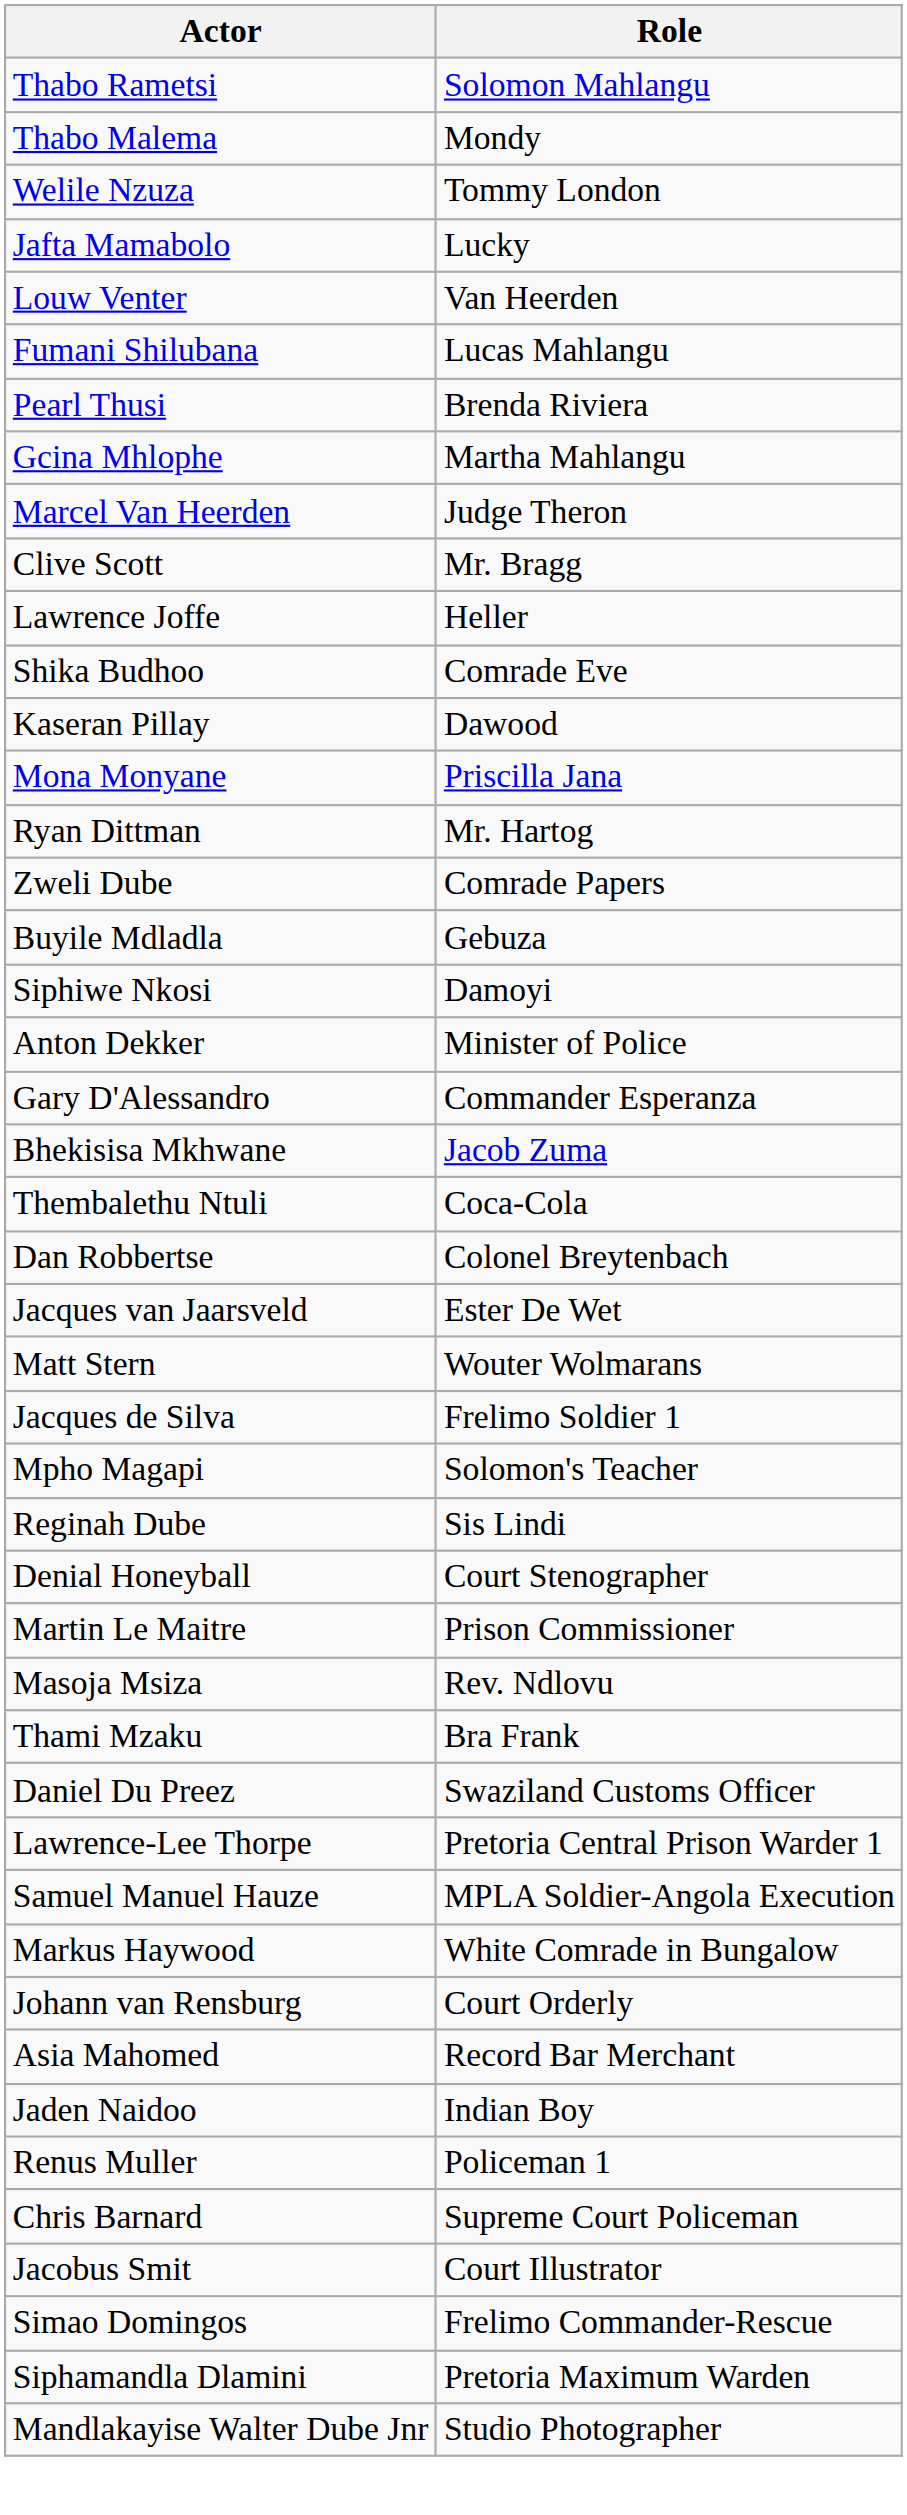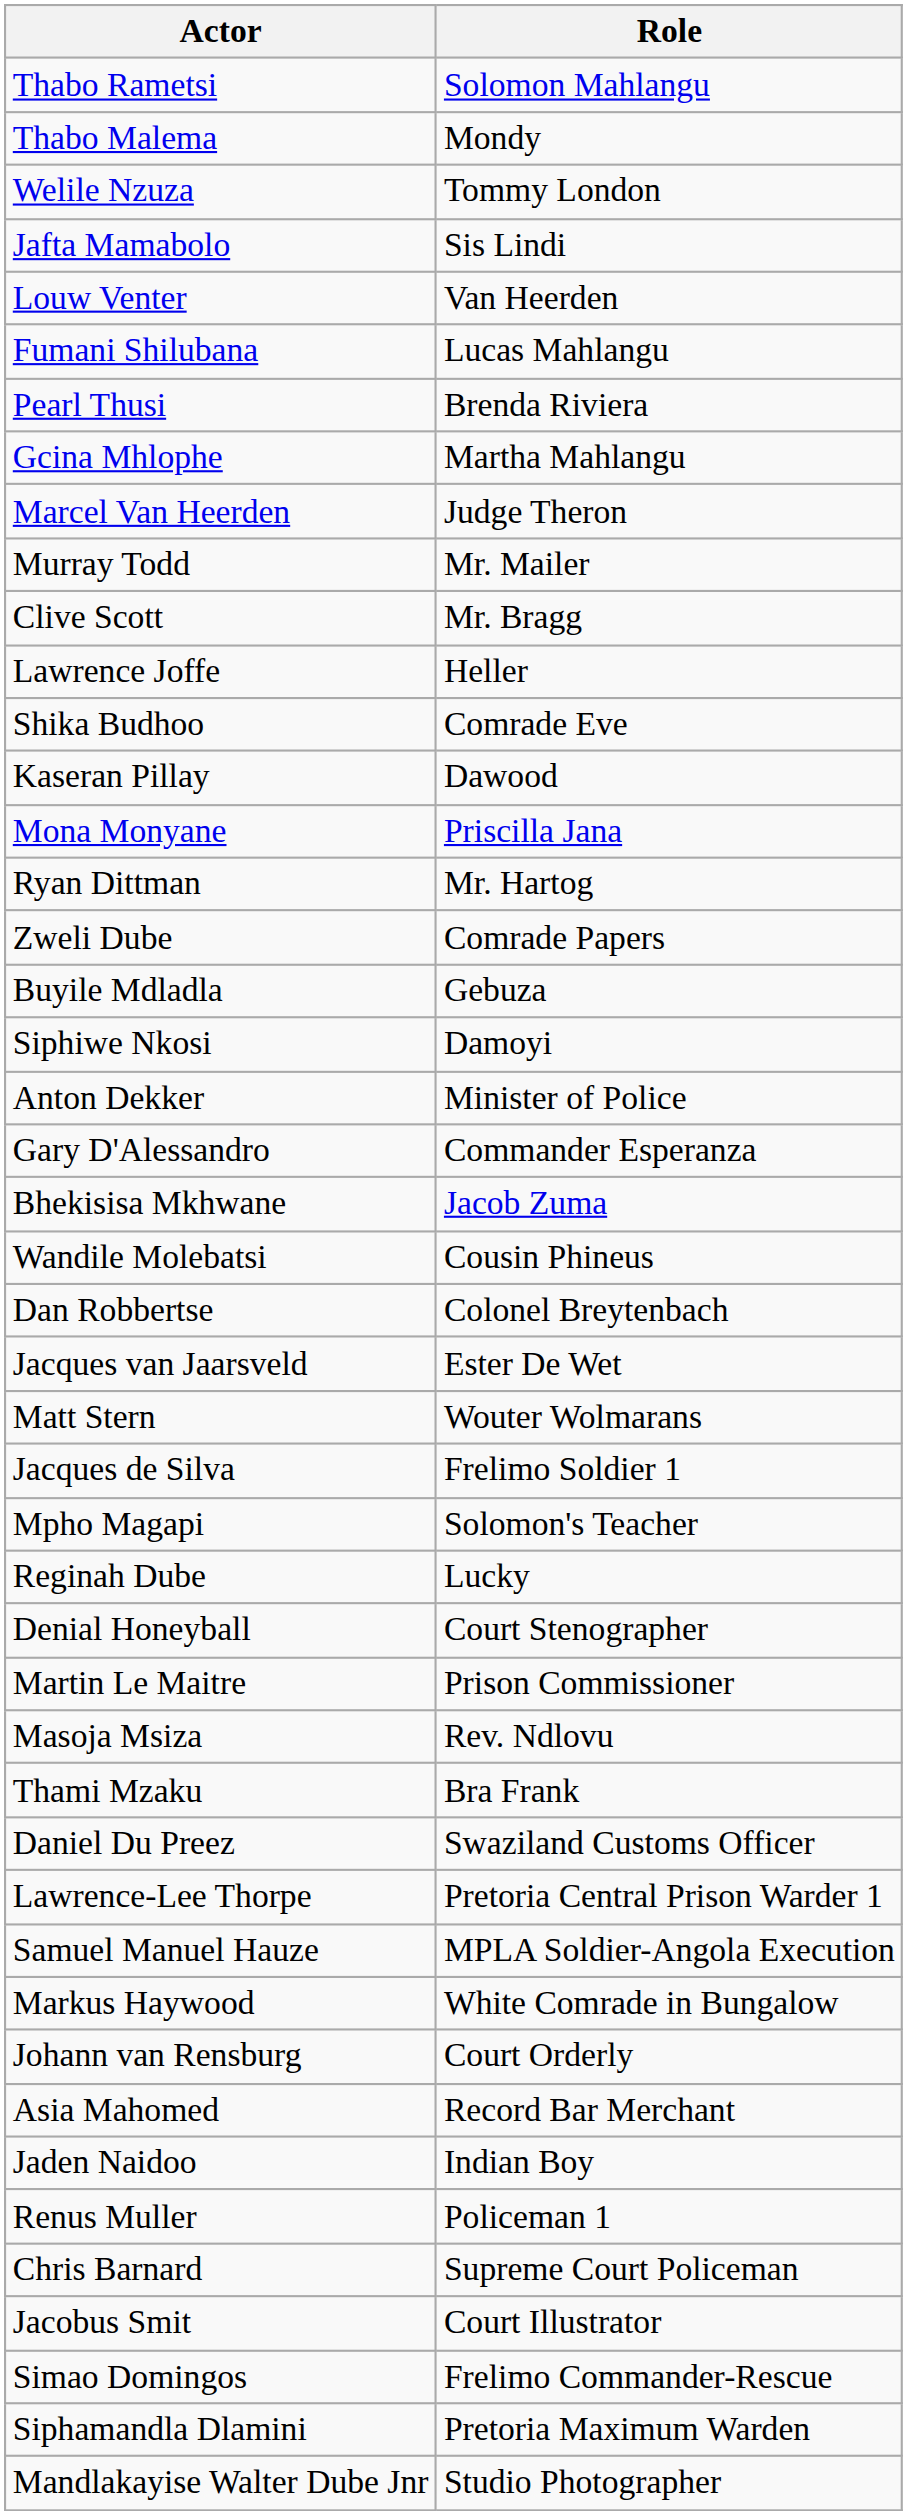(487, 244) Lucky -> (505, 244) Sis Lindi
+ row: (101, 564)
- row: (140, 1203)
+ row: (140, 1256)
(505, 1523) Sis Lindi -> (487, 1576) Lucky
